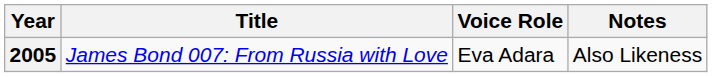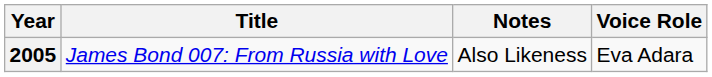columns swapped: (510, 21) <-> (637, 21)
